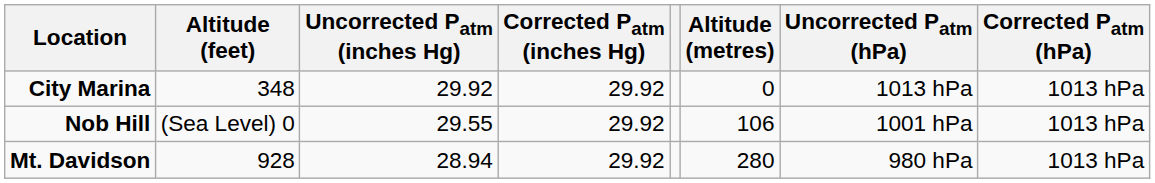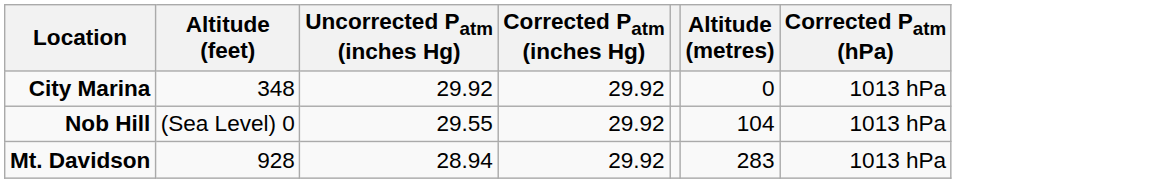- column: (879, 37)
(756, 123) 106 -> (756, 123) 104
(756, 159) 280 -> (756, 159) 283
